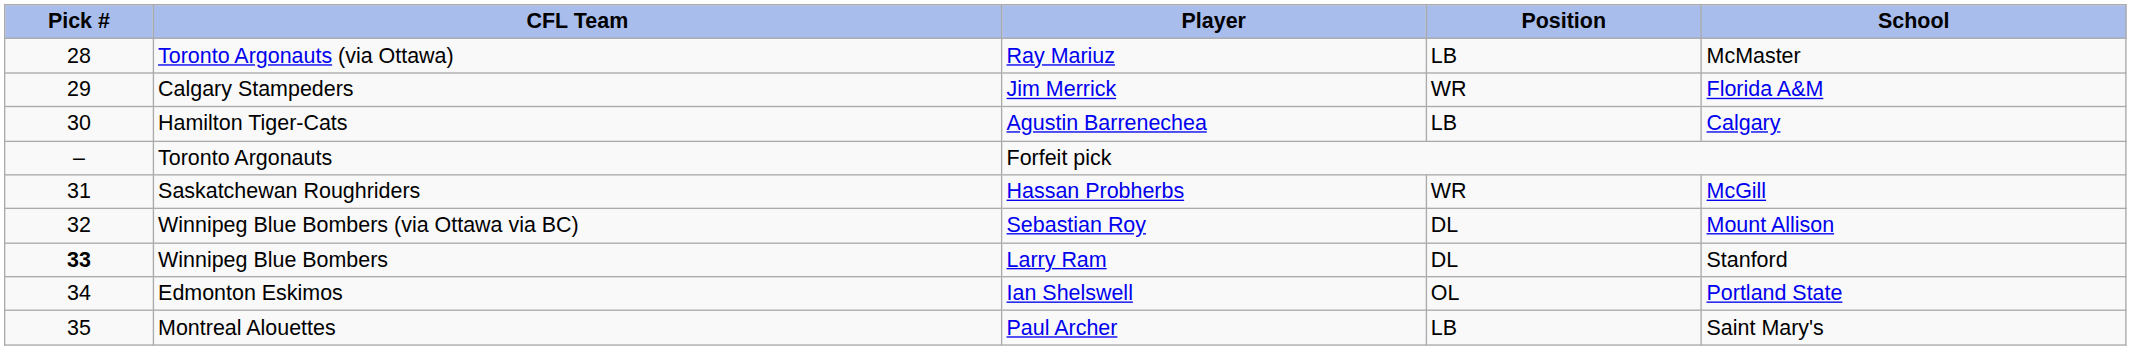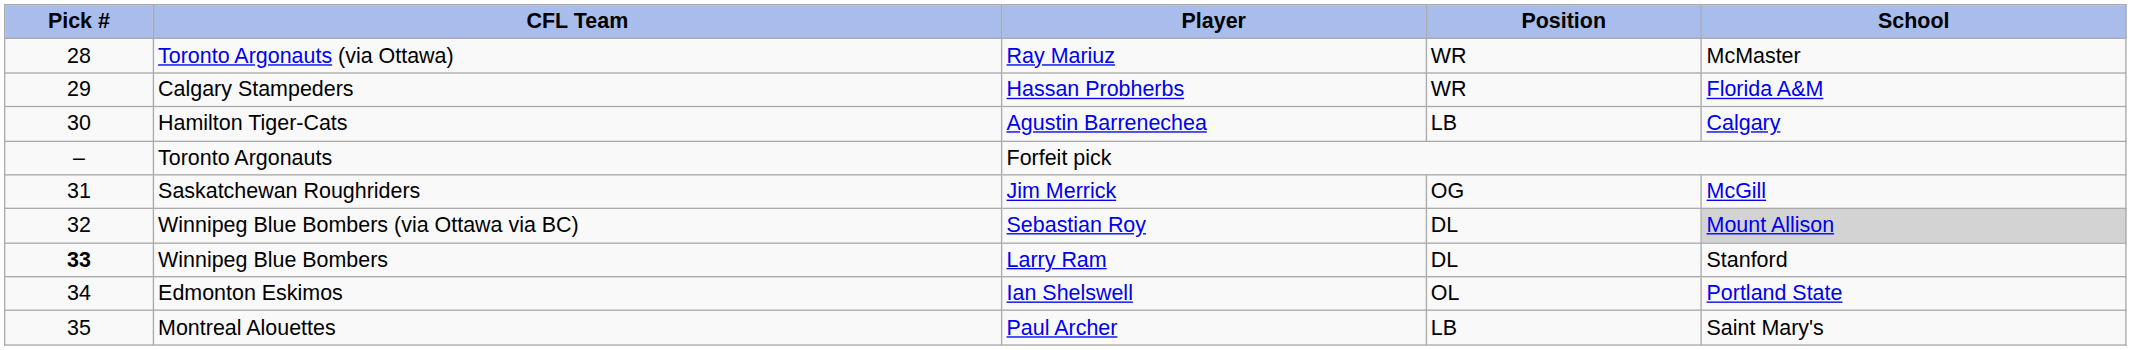(1444, 55) LB -> (1449, 55) WR
(1061, 89) Jim Merrick -> (1095, 89) Hassan Probherbs
(1095, 191) Hassan Probherbs -> (1061, 191) Jim Merrick
(1449, 191) WR -> (1447, 191) OG
(1770, 225) no background -> (1770, 225) lightgrey background
